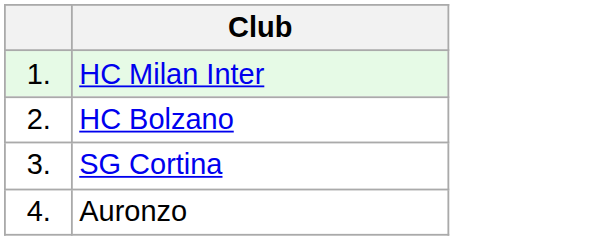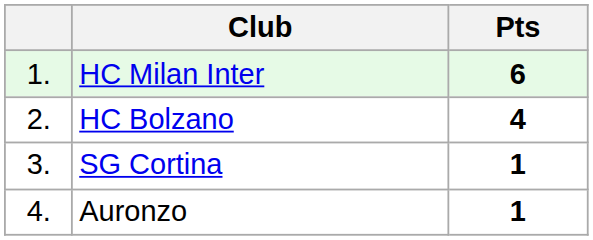+ column: (518, 27)
